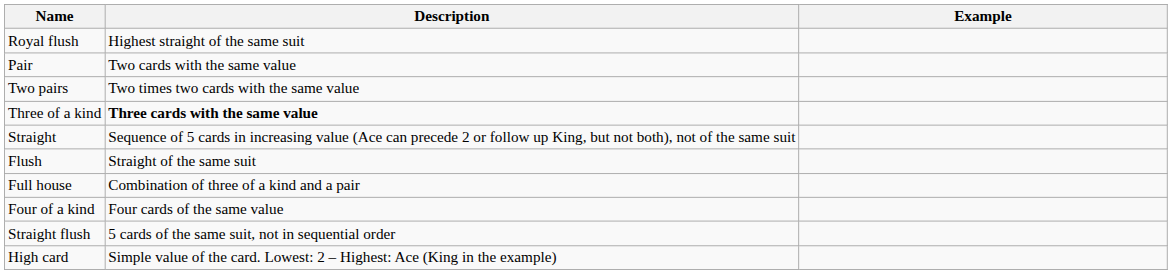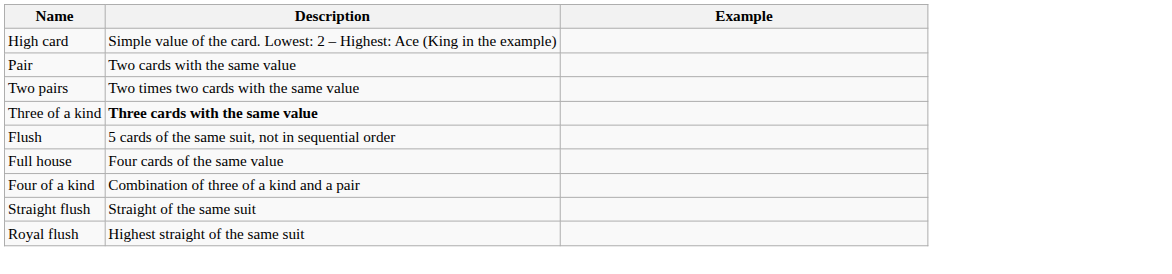rows swapped: (38, 257) <-> (43, 40)
- row: (32, 137)
(182, 161) Straight of the same suit -> (252, 137) 5 cards of the same suit, not in sequential order
(234, 185) Combination of three of a kind and a pair -> (196, 161) Four cards of the same value
(196, 209) Four cards of the same value -> (234, 185) Combination of three of a kind and a pair
(252, 233) 5 cards of the same suit, not in sequential order -> (182, 209) Straight of the same suit
